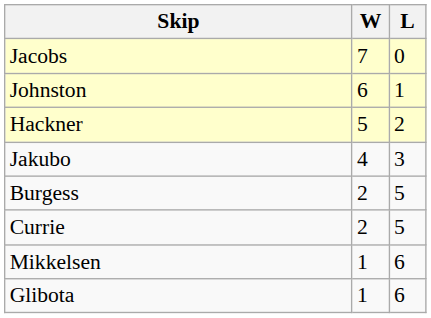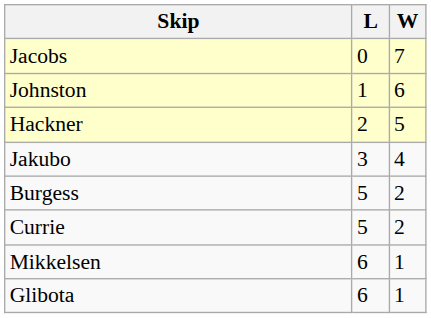columns swapped: (371, 21) <-> (408, 21)
